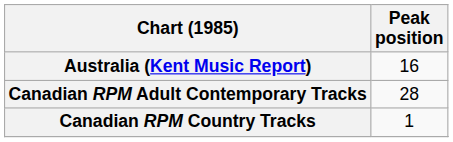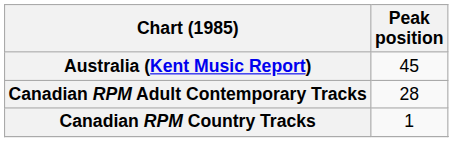(409, 66) 16 -> (409, 66) 45
